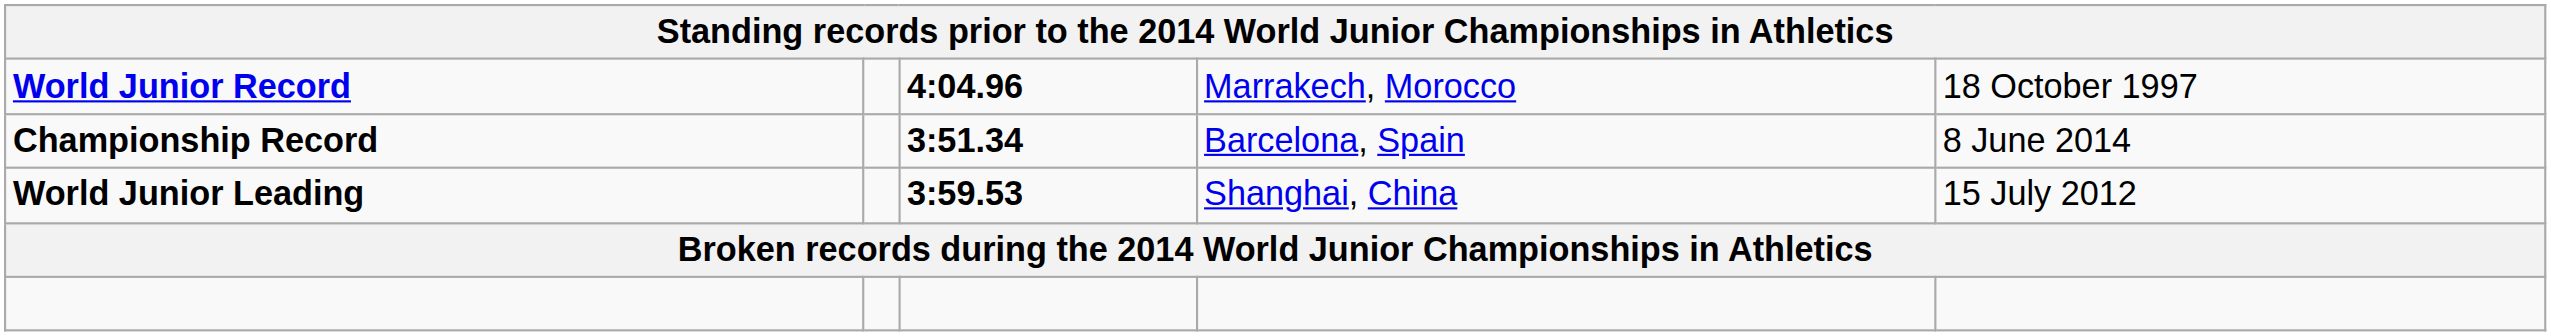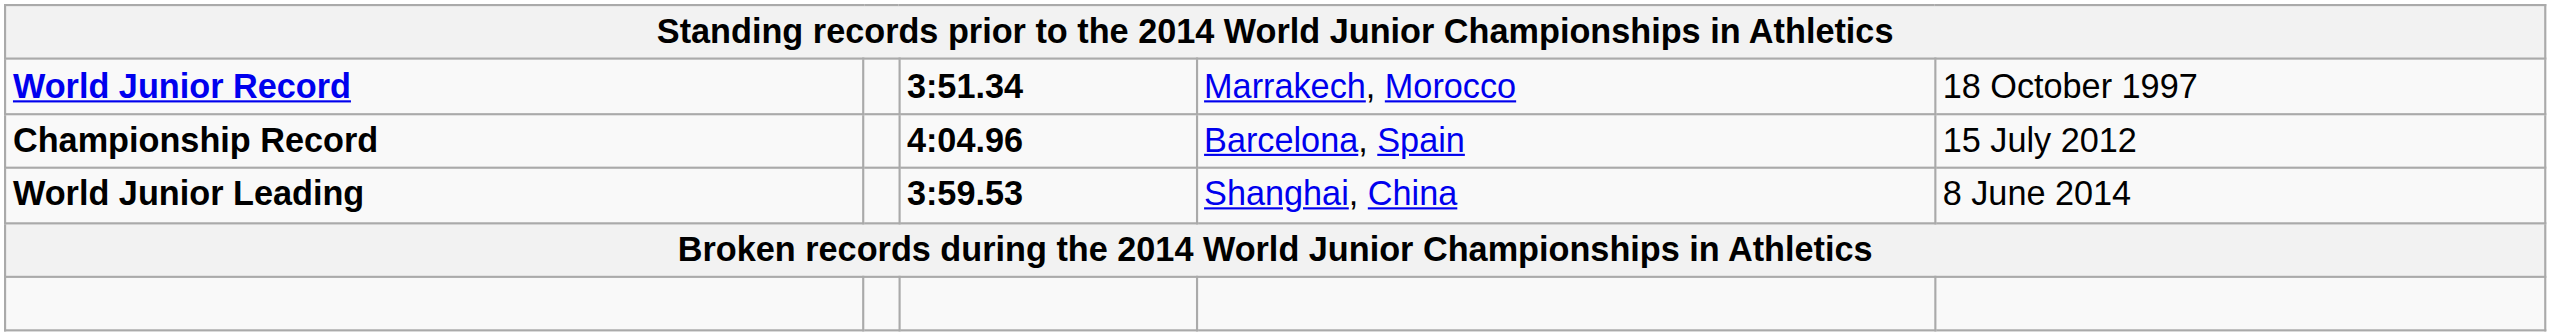(965, 85) 4:04.96 -> (965, 85) 3:51.34
(965, 140) 3:51.34 -> (965, 140) 4:04.96
(2037, 140) 8 June 2014 -> (2040, 140) 15 July 2012
(2040, 194) 15 July 2012 -> (2037, 194) 8 June 2014
